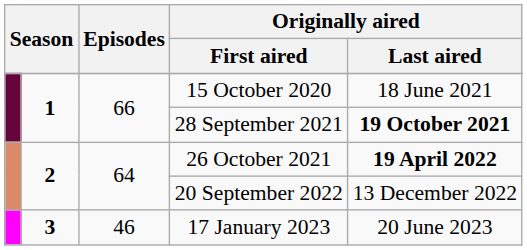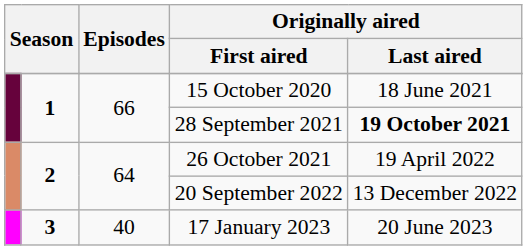(435, 158) bold -> (435, 158) normal
(124, 227) 46 -> (124, 227) 40
